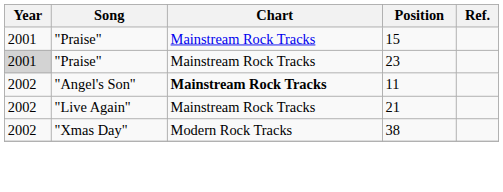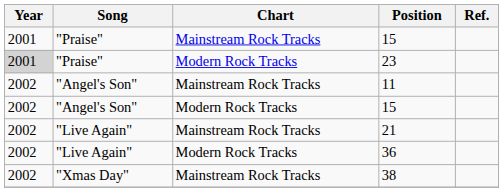(243, 61) Mainstream Rock Tracks -> (236, 61) Modern Rock Tracks
(249, 84) bold -> (248, 84) normal
+ row: (97, 107)
+ row: (94, 152)
(231, 130) Modern Rock Tracks -> (248, 175) Mainstream Rock Tracks
